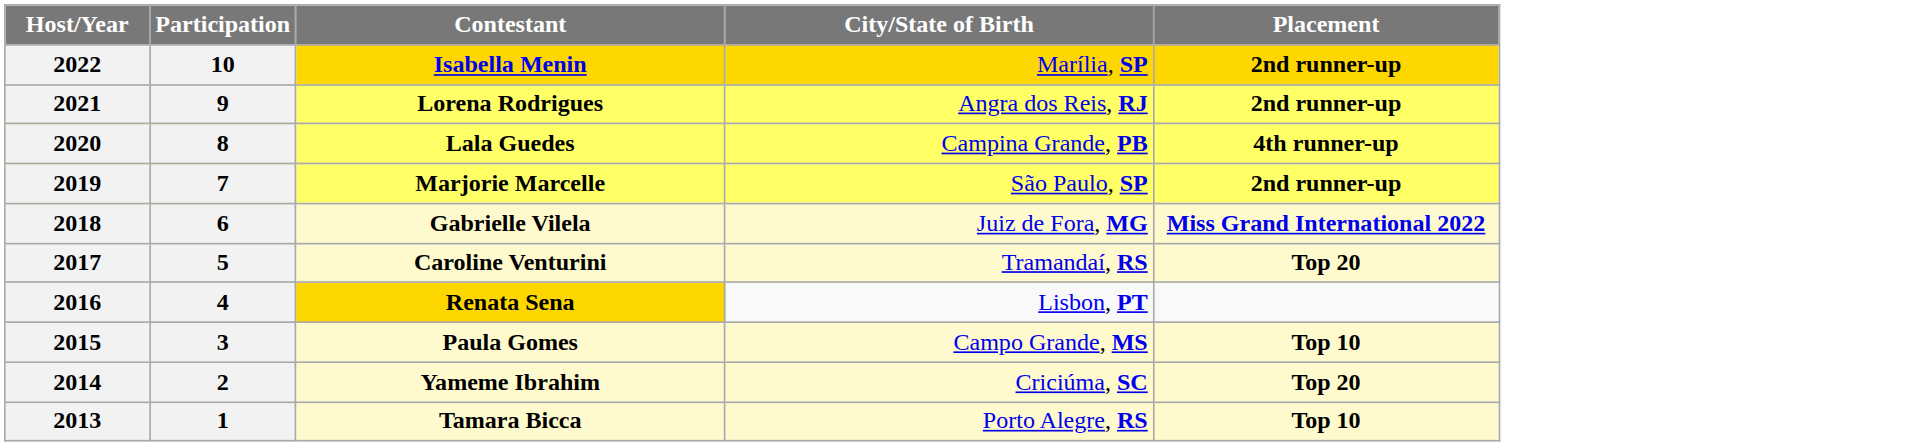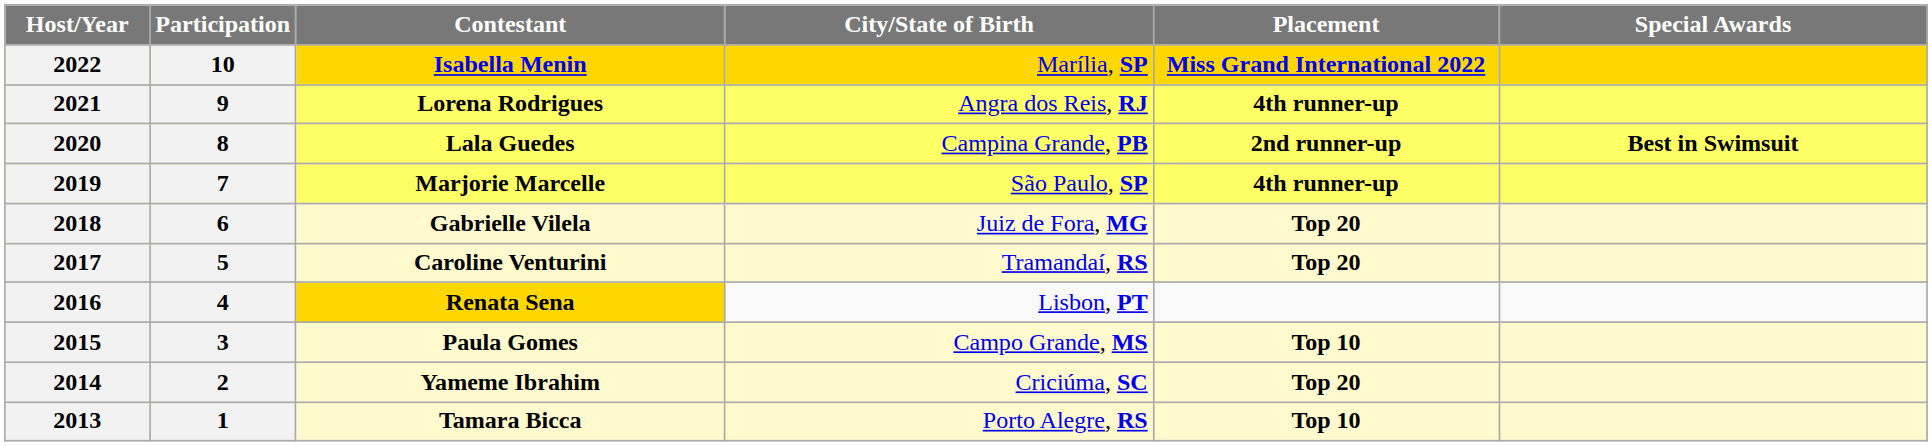+ column: (1713, 24)
(1326, 64) 2nd runner-up -> (1326, 64) Miss Grand International 2022
(1326, 104) 2nd runner-up -> (1326, 104) 4th runner-up
(1326, 143) 4th runner-up -> (1326, 143) 2nd runner-up
(1326, 183) 2nd runner-up -> (1326, 183) 4th runner-up
(1326, 223) Miss Grand International 2022 -> (1326, 223) Top 20
